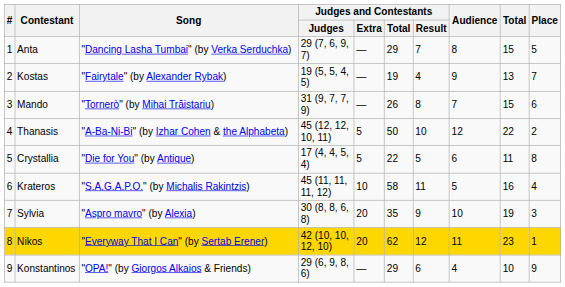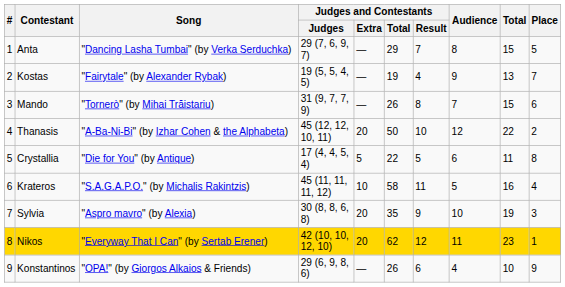(359, 132) 5 -> (362, 132) 20
(392, 268) 29 -> (392, 268) 26
